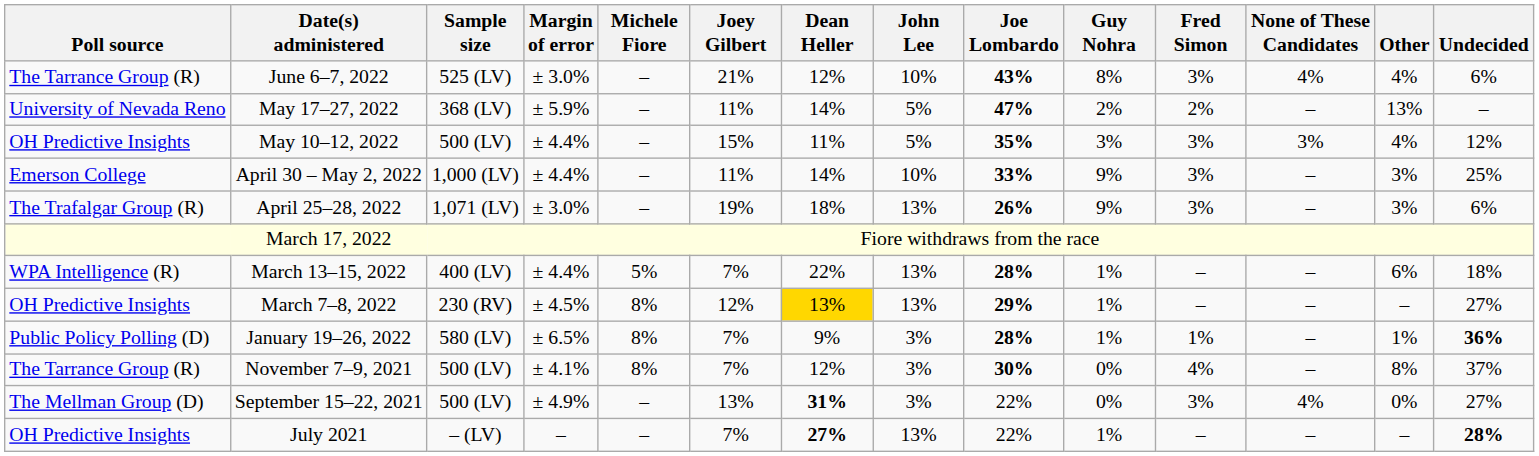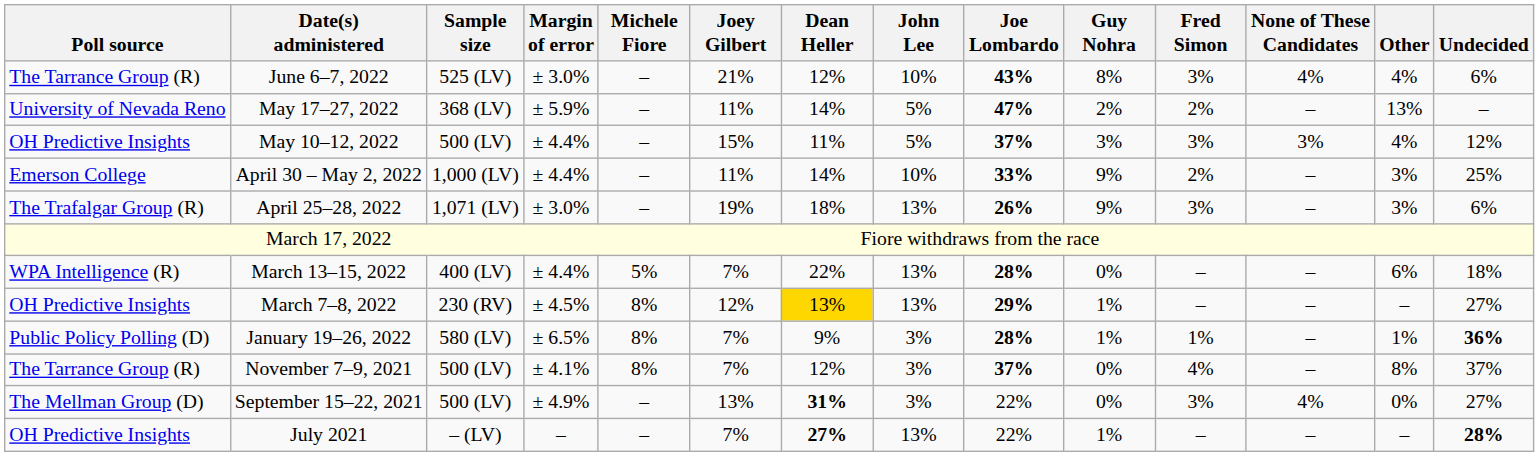(1014, 142) 35% -> (1014, 142) 37%
(1201, 174) 3% -> (1201, 174) 2%
(1109, 272) 1% -> (1109, 272) 0%
(1014, 369) 30% -> (1014, 369) 37%
